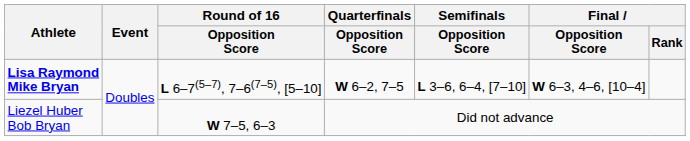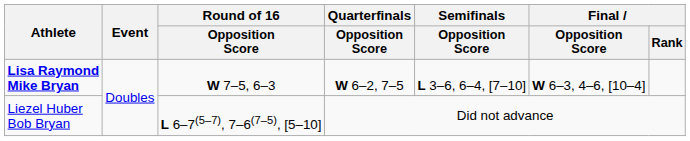(241, 87) L 6–7(5–7), 7–6(7–5), [5–10] -> (241, 85) W 7–5, 6–3
(241, 125) W 7–5, 6–3 -> (241, 123) L 6–7(5–7), 7–6(7–5), [5–10]
